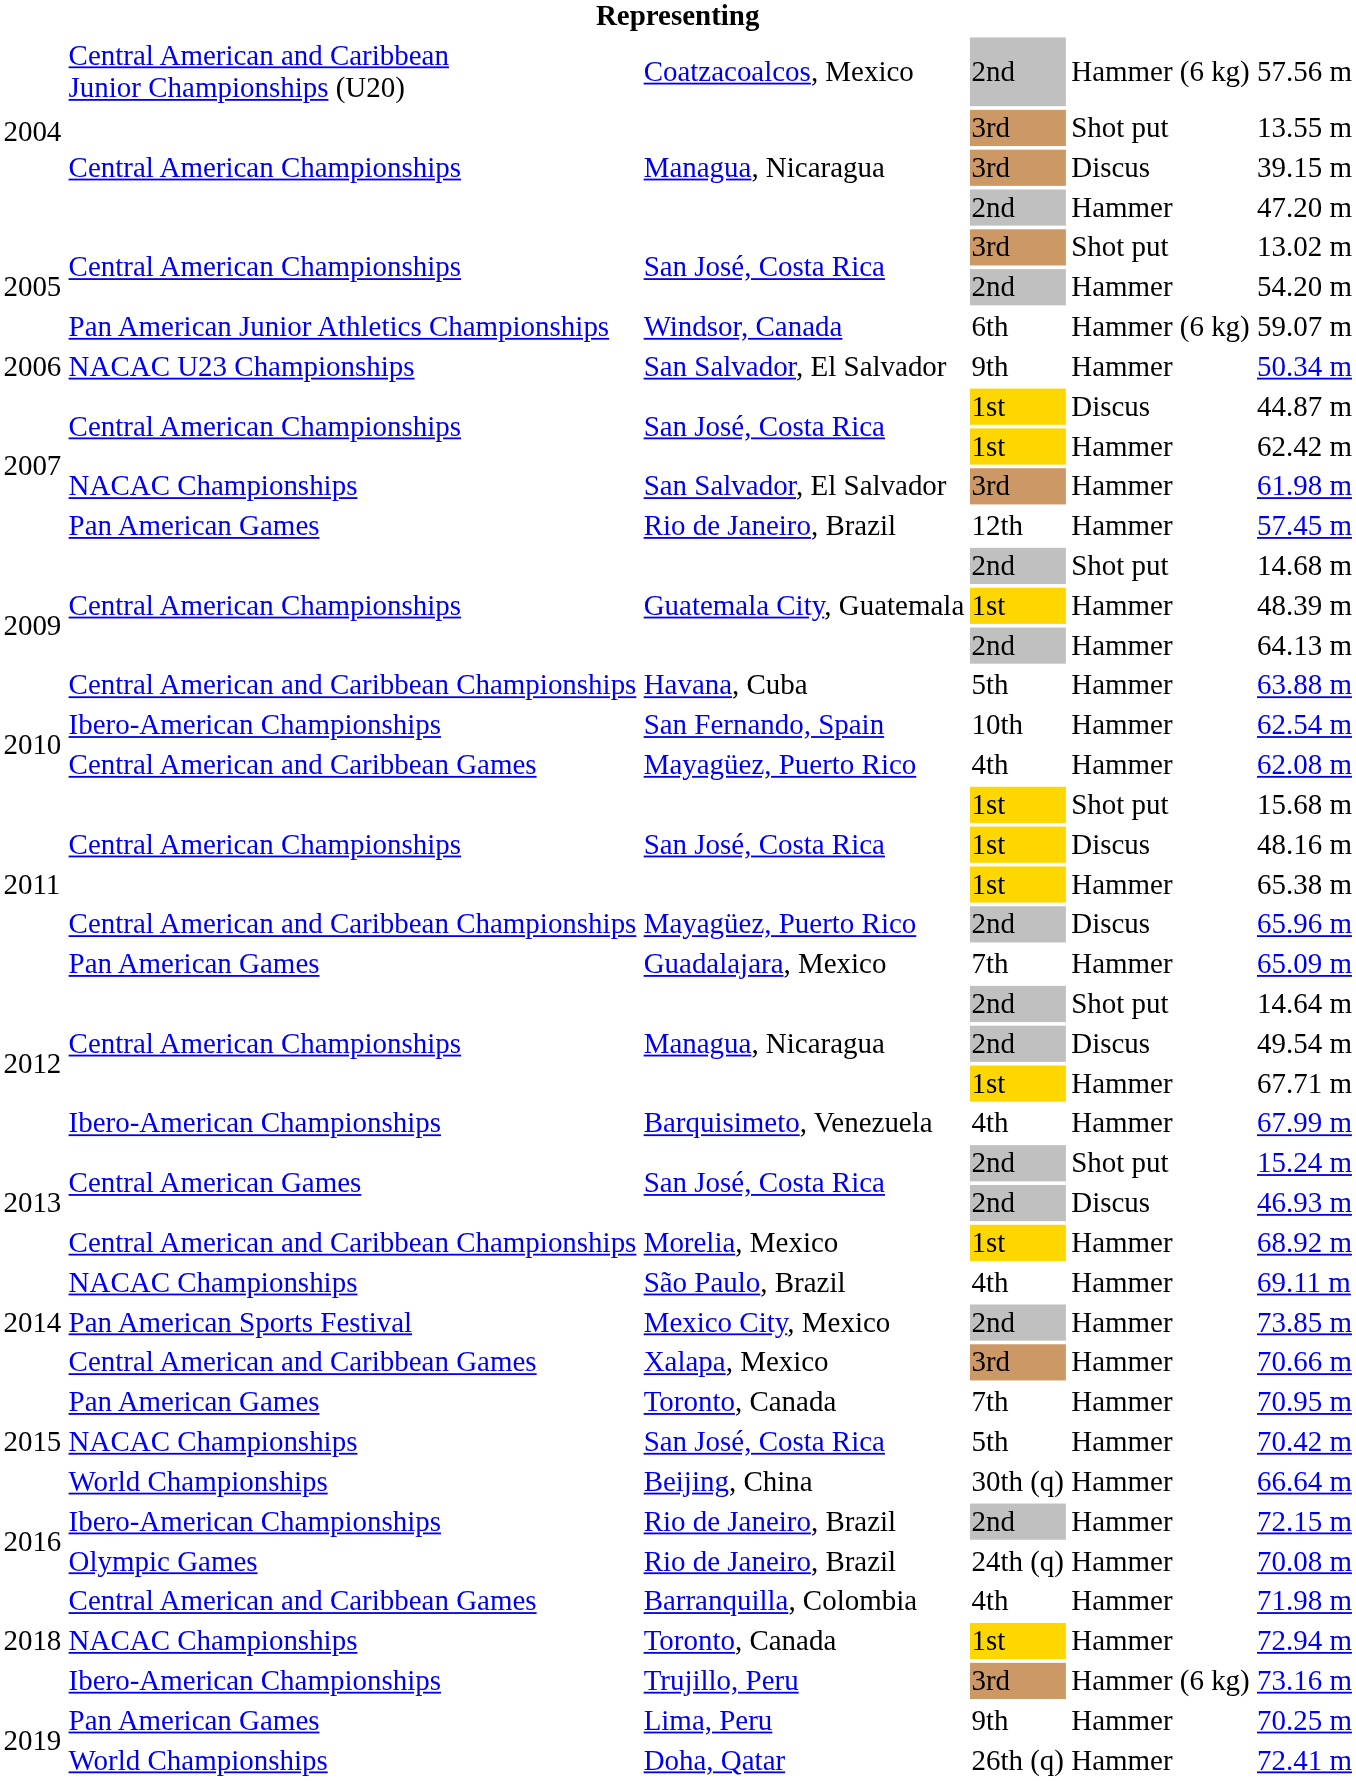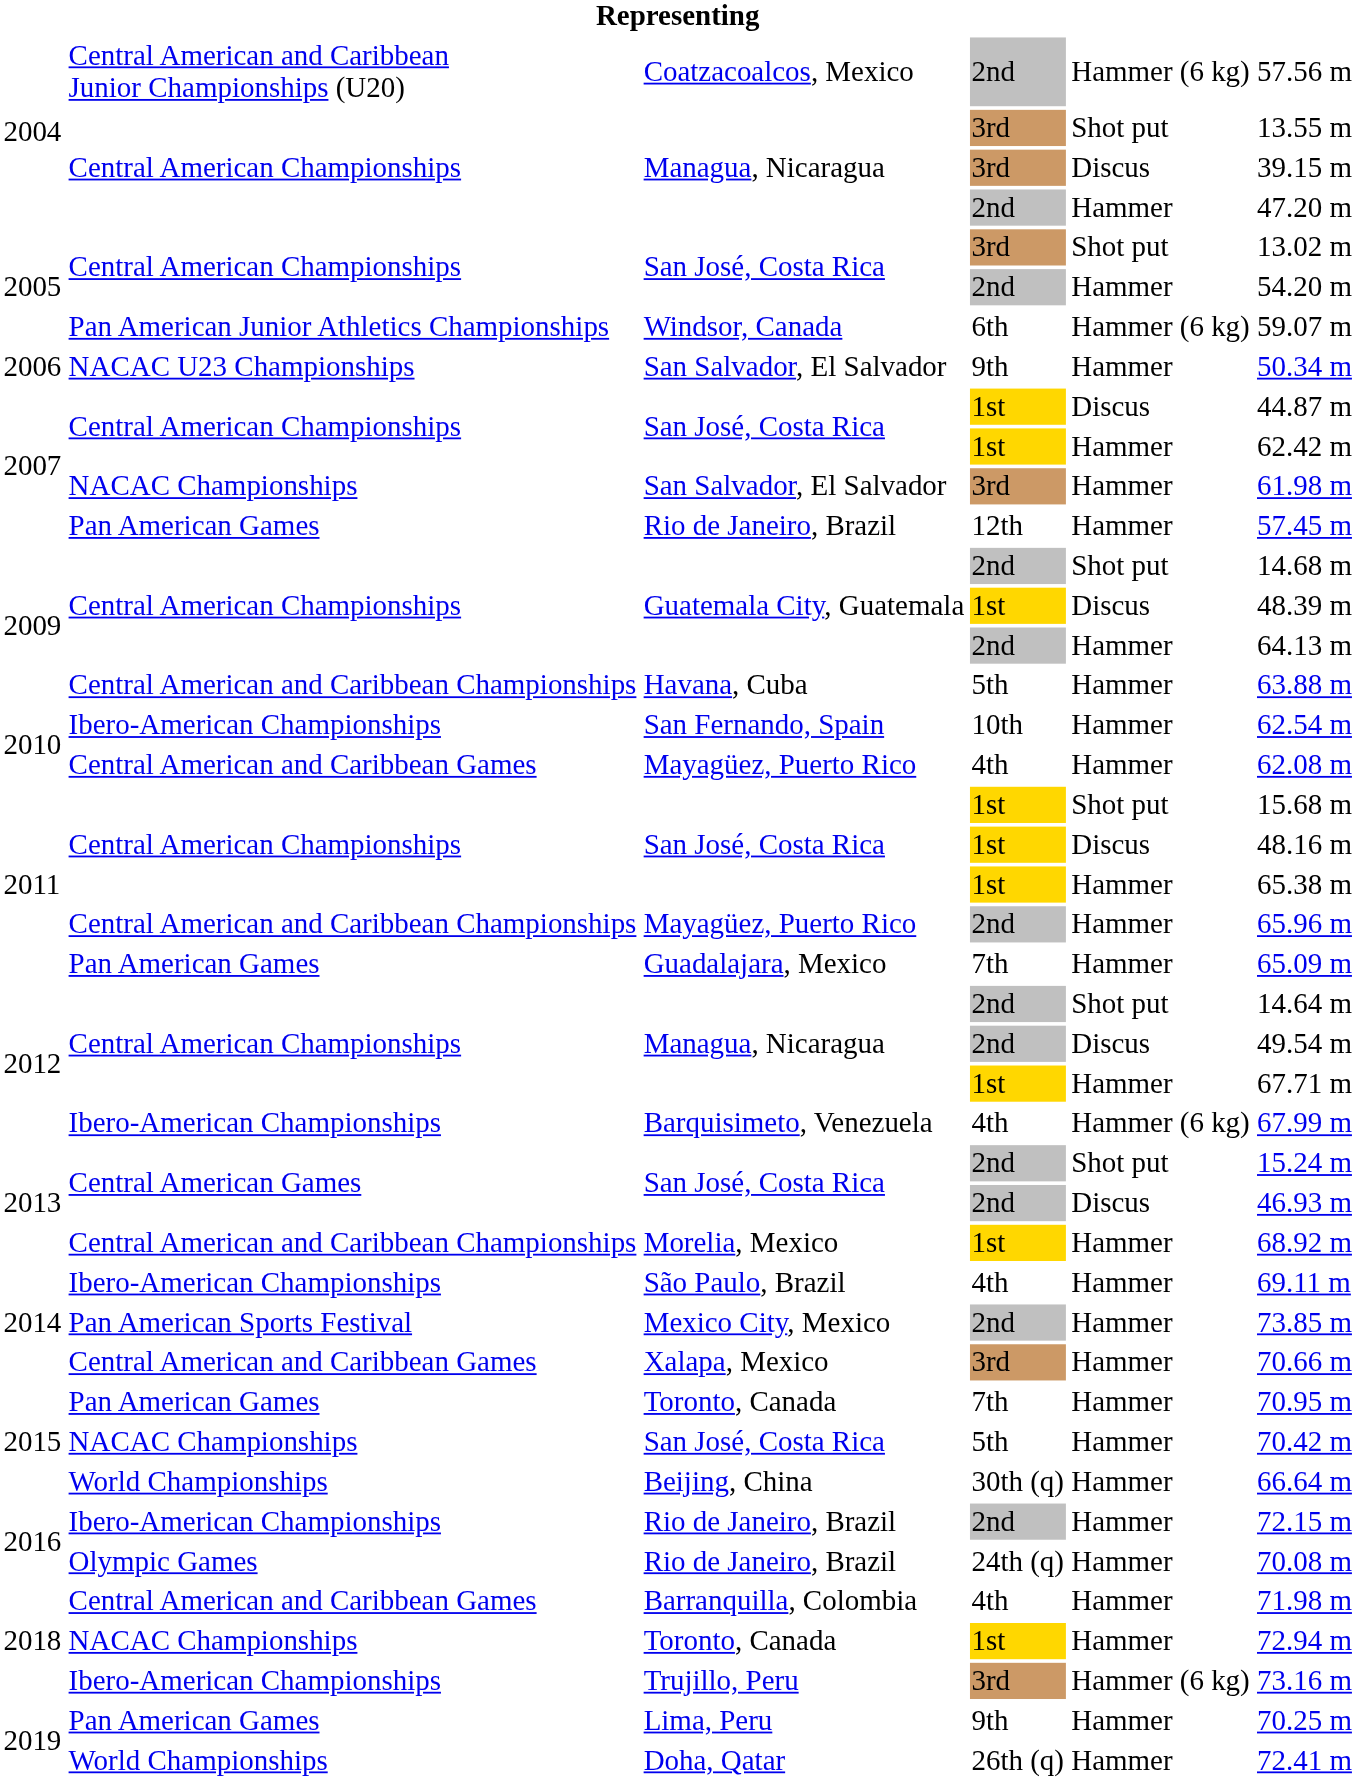(1122, 605) Hammer -> (1111, 605) Discus
(1111, 923) Discus -> (1122, 923) Hammer
(1122, 1123) Hammer -> (1160, 1123) Hammer (6 kg)
(213, 1282) NACAC Championships -> (255, 1282) Ibero-American Championships
